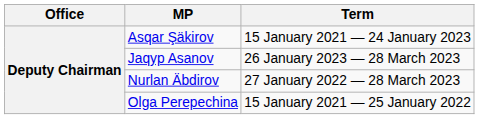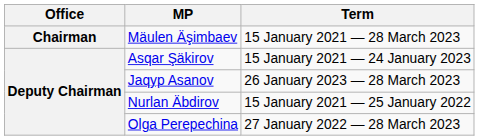+ row: (183, 37)
(352, 80) 27 January 2022 — 28 March 2023 -> (358, 102) 15 January 2021 — 25 January 2022
(358, 102) 15 January 2021 — 25 January 2022 -> (352, 124) 27 January 2022 — 28 March 2023
